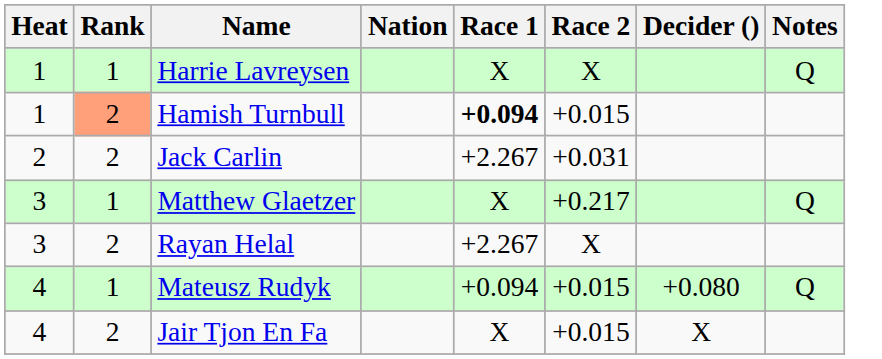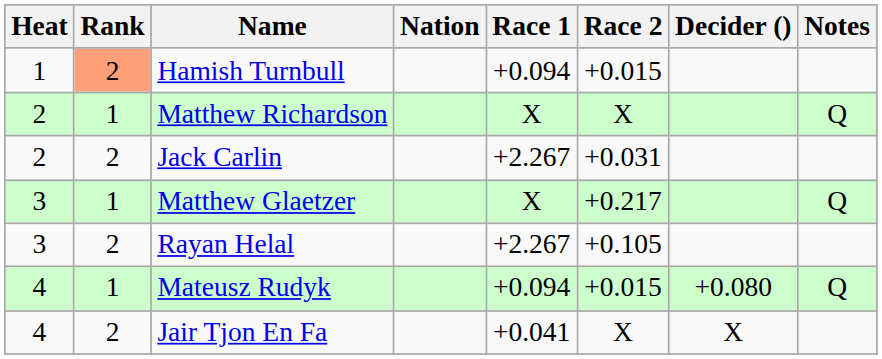- row: (253, 69)
(500, 113) bold -> (532, 69) normal
+ row: (272, 113)
(591, 244) X -> (623, 244) +0.105
(500, 331) X -> (532, 331) +0.041
(591, 331) +0.015 -> (623, 331) X
